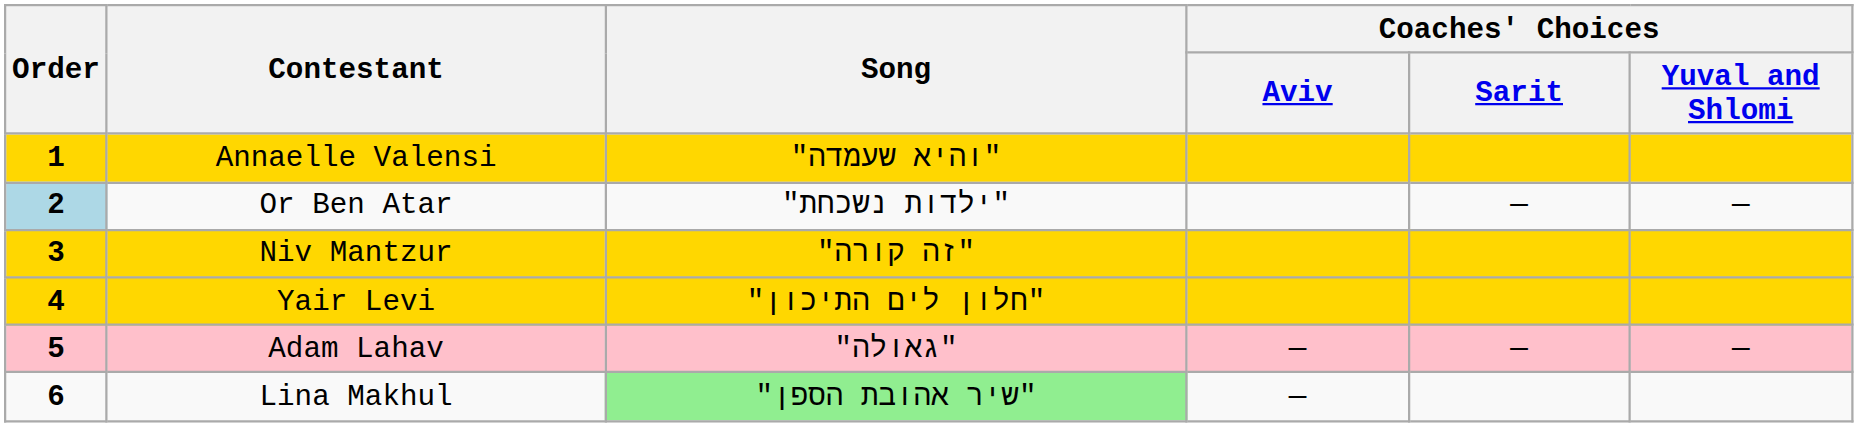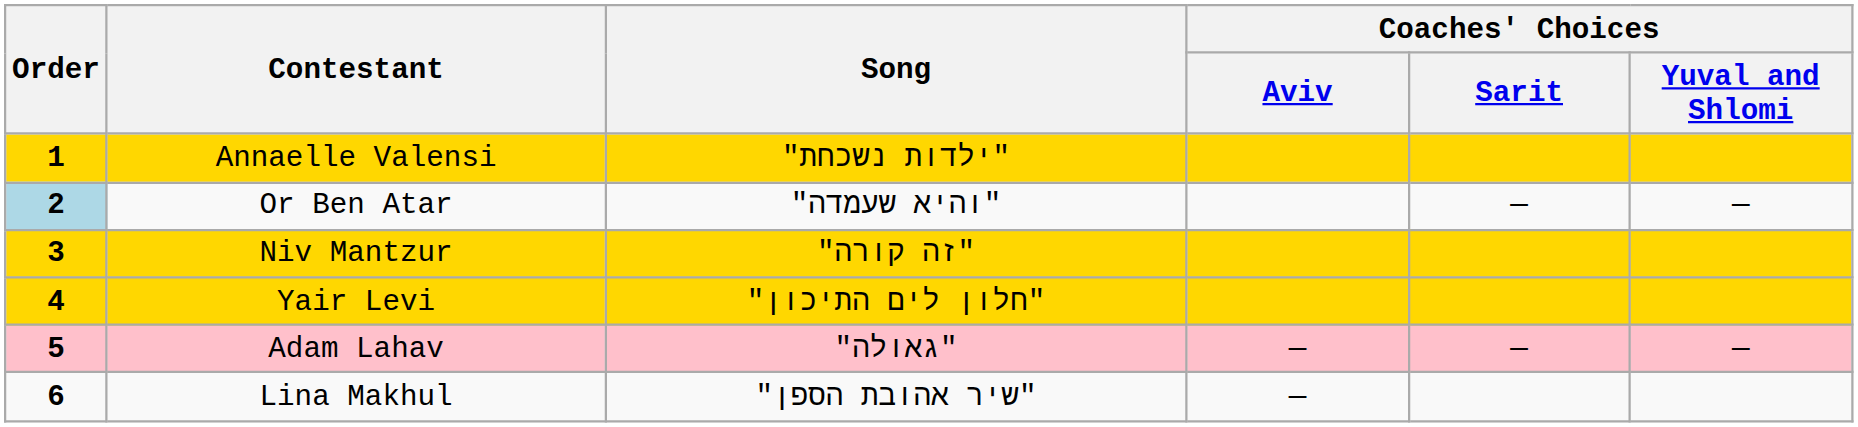(896, 158) "והיא שעמדה" -> (896, 158) "ילדות נשכחת"
(896, 206) "ילדות נשכחת" -> (896, 206) "והיא שעמדה"
(896, 396) lightgreen background -> (896, 396) no background
